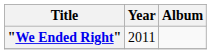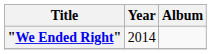(142, 37) 2011 -> (142, 37) 2014
